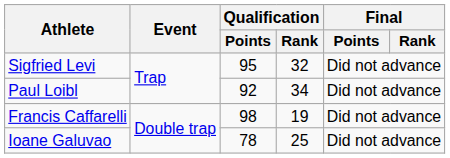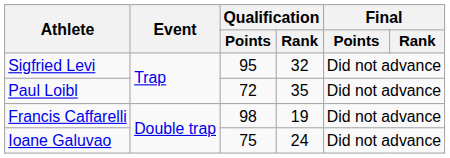(248, 91) 92 -> (248, 91) 72
(300, 91) 34 -> (300, 91) 35
(248, 141) 78 -> (248, 141) 75
(300, 141) 25 -> (300, 141) 24
